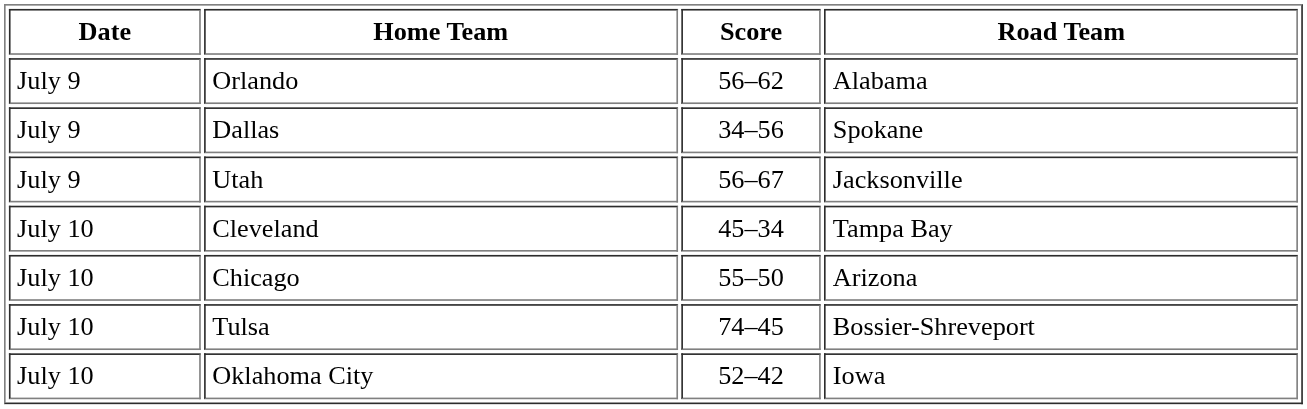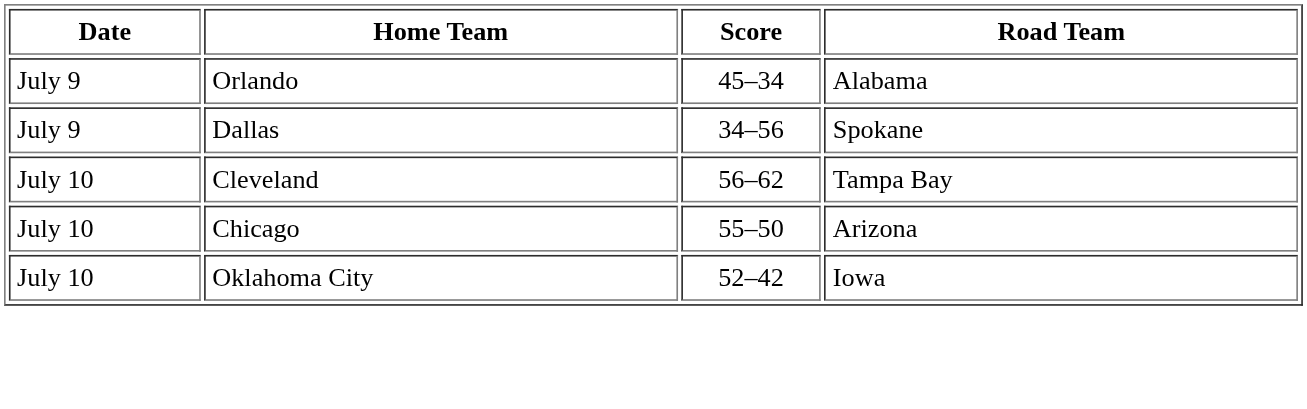(751, 80) 56–62 -> (751, 80) 45–34
- row: (238, 179)
(751, 228) 45–34 -> (751, 179) 56–62
- row: (241, 326)
